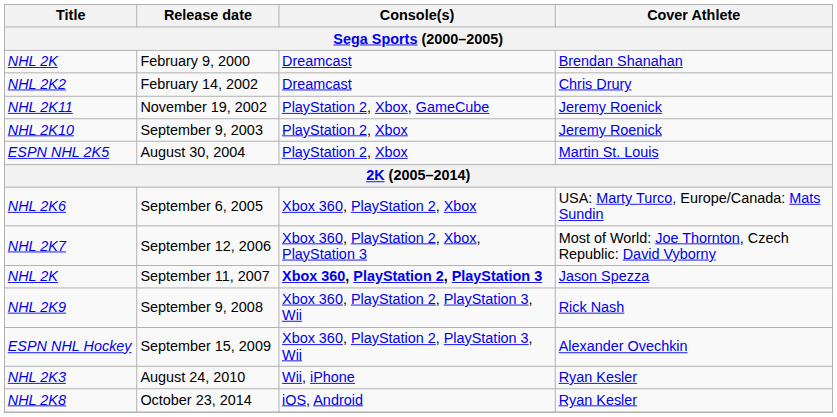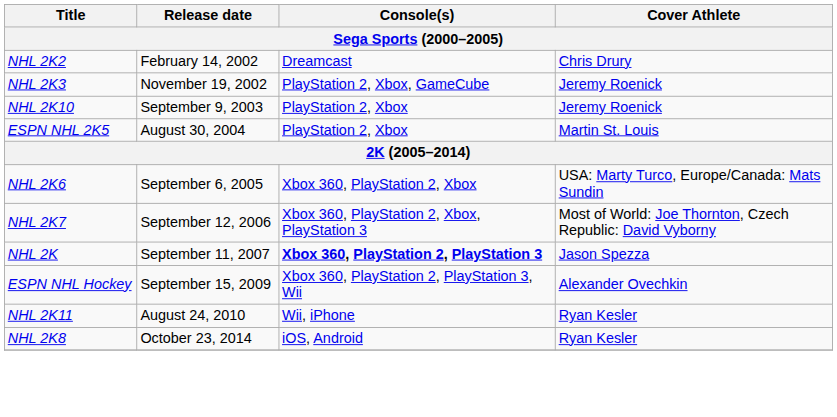- row: (195, 61)
(40, 107) NHL 2K11 -> (37, 84) NHL 2K3
- row: (202, 307)
(37, 377) NHL 2K3 -> (40, 315) NHL 2K11
